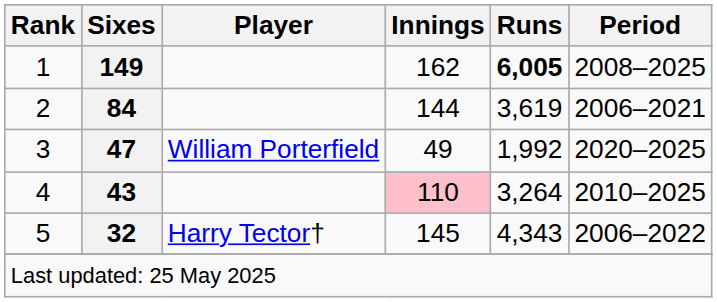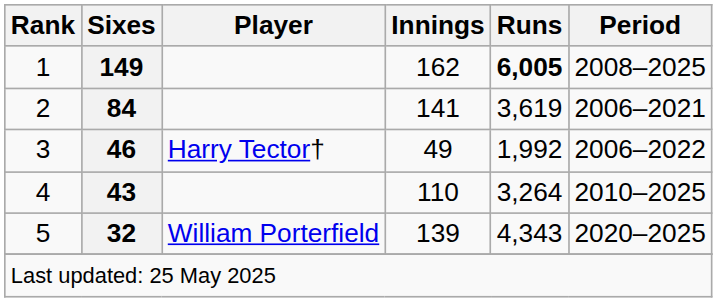(438, 108) 144 -> (438, 108) 141
(121, 150) 47 -> (121, 150) 46
(274, 150) William Porterfield -> (246, 150) Harry Tector†
(640, 150) 2020–2025 -> (640, 150) 2006–2022
(438, 191) pink background -> (438, 191) no background
(246, 233) Harry Tector† -> (274, 233) William Porterfield
(438, 233) 145 -> (438, 233) 139
(640, 233) 2006–2022 -> (640, 233) 2020–2025
